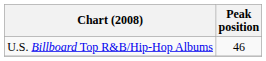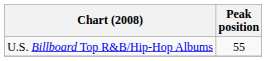(239, 46) 46 -> (239, 46) 55
